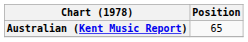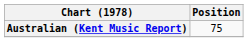(216, 29) 65 -> (216, 29) 75
